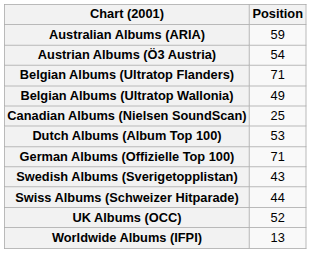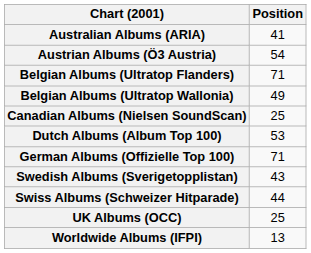(278, 34) 59 -> (278, 34) 41
(278, 217) 52 -> (278, 217) 25
